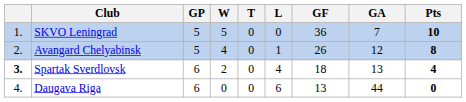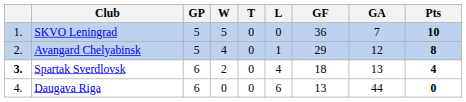(320, 50) 26 -> (320, 50) 29
